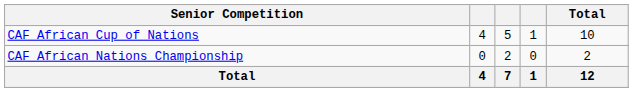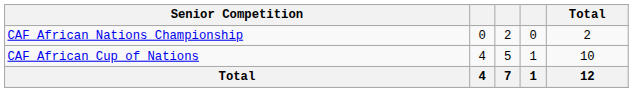rows swapped: (103, 35) <-> (125, 56)
